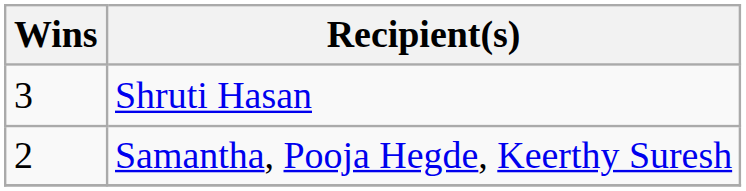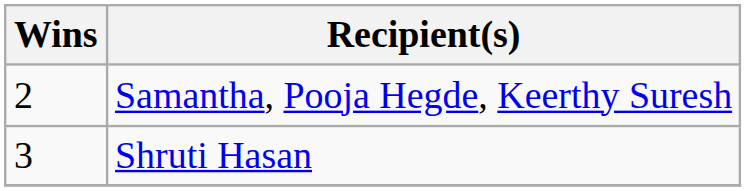rows swapped: (214, 94) <-> (424, 154)
